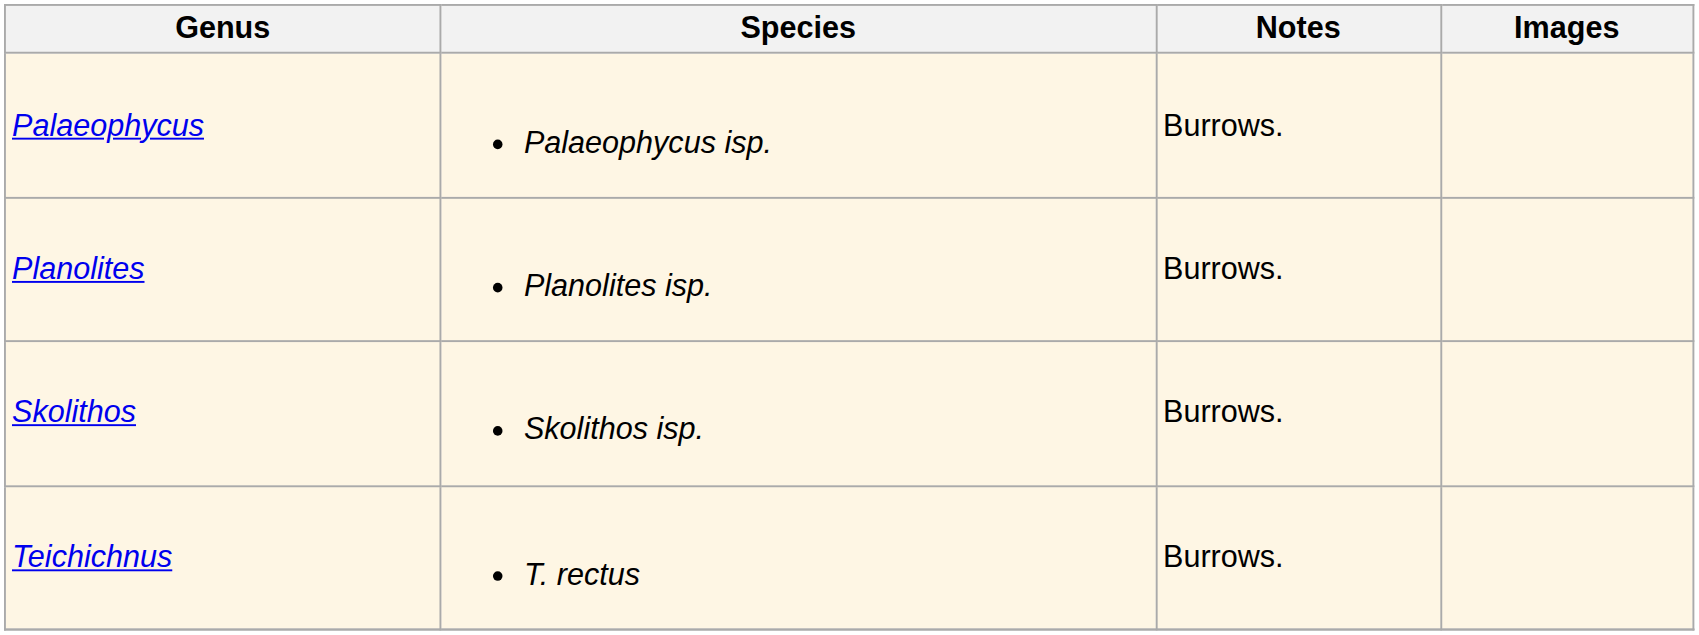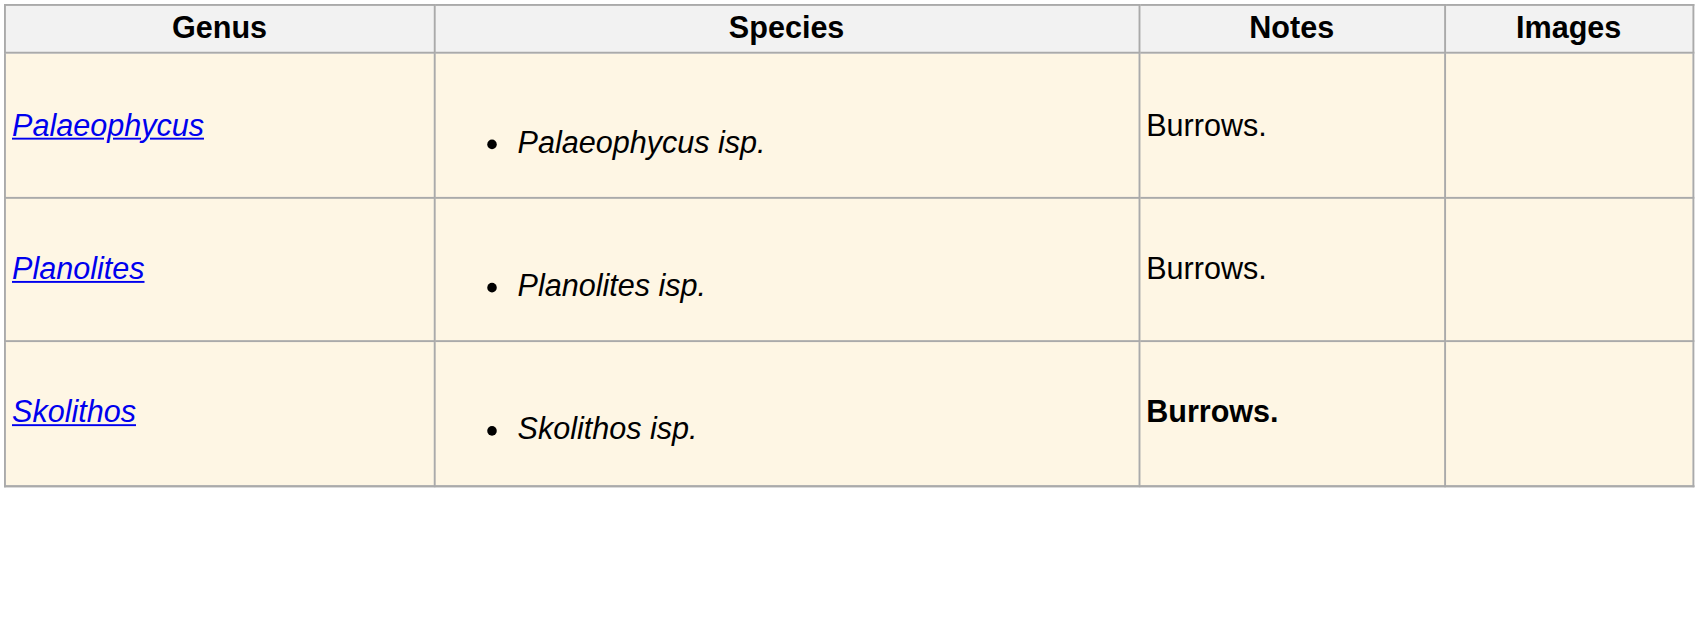(1223, 412) normal -> (1212, 412) bold
- row: (92, 556)
